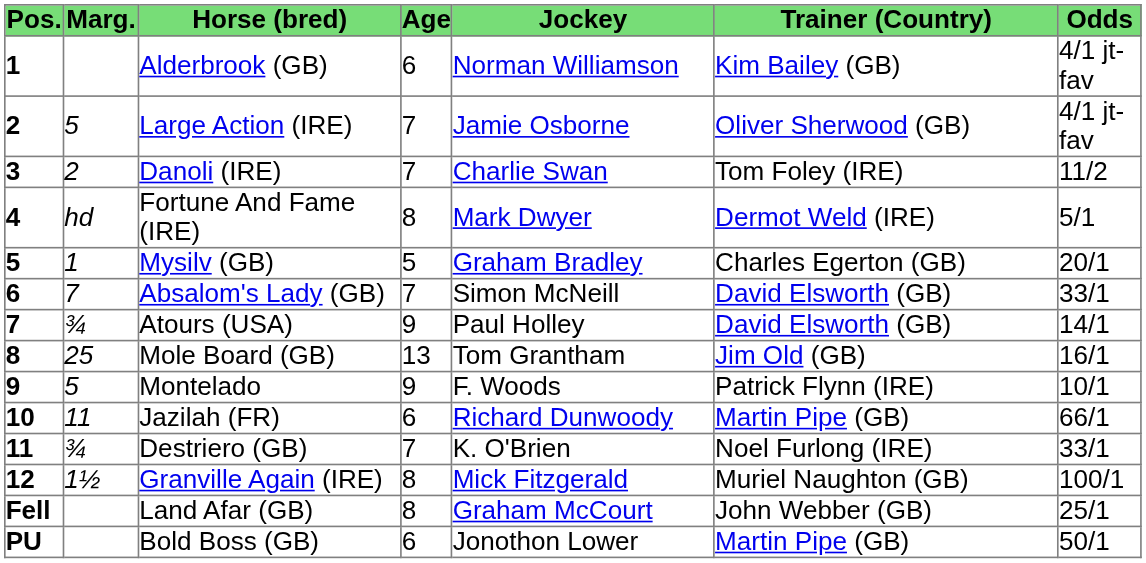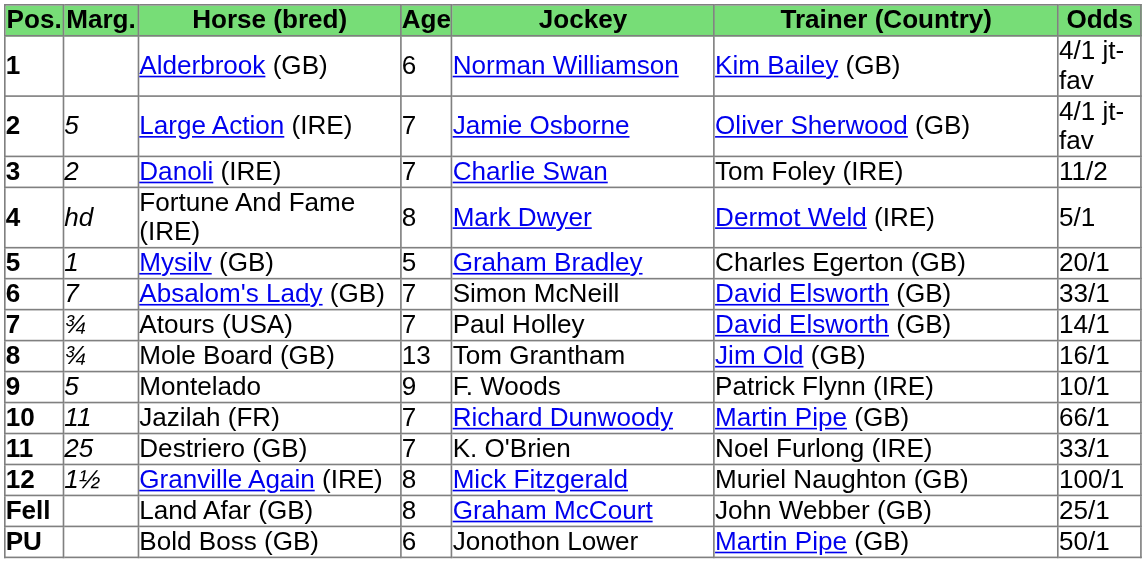(409, 324) 9 -> (409, 324) 7
(79, 355) 25 -> (75, 355) ¾
(409, 417) 6 -> (409, 417) 7
(75, 448) ¾ -> (79, 448) 25
